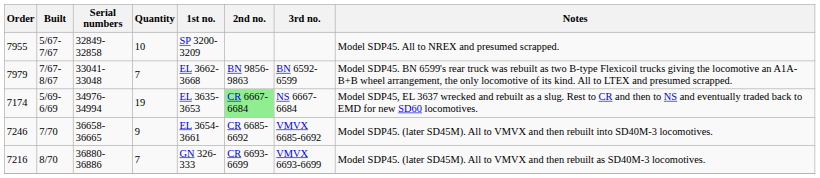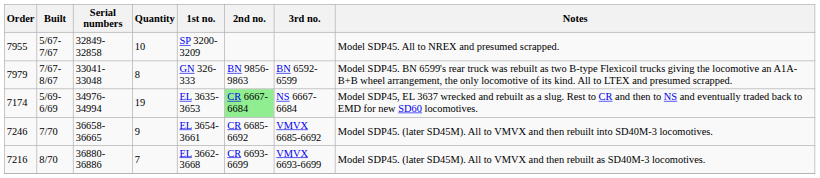(137, 74) 7 -> (137, 74) 8
(199, 74) EL 3662-3668 -> (198, 74) GN 326-333
(198, 159) GN 326-333 -> (199, 159) EL 3662-3668
